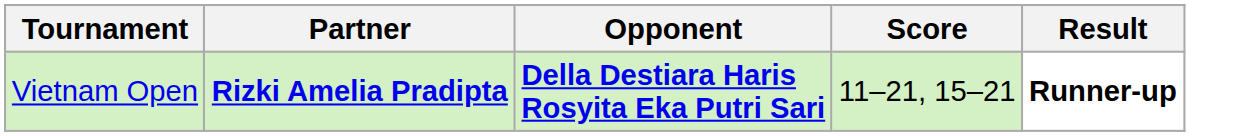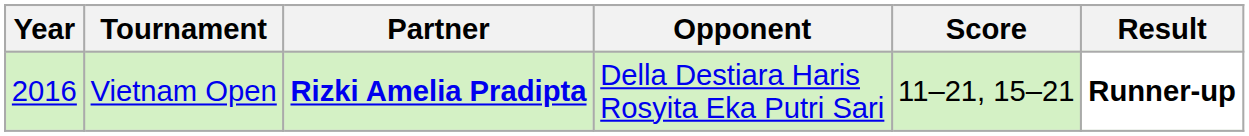+ column: (44, 28)
(673, 91) bold -> (742, 91) normal
